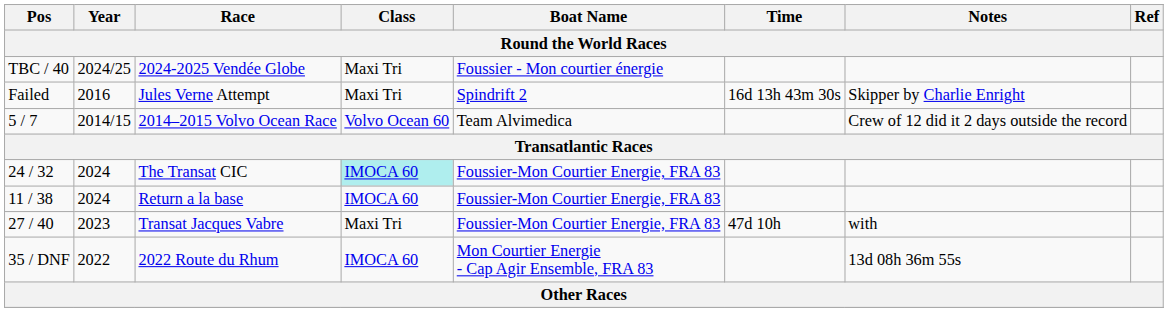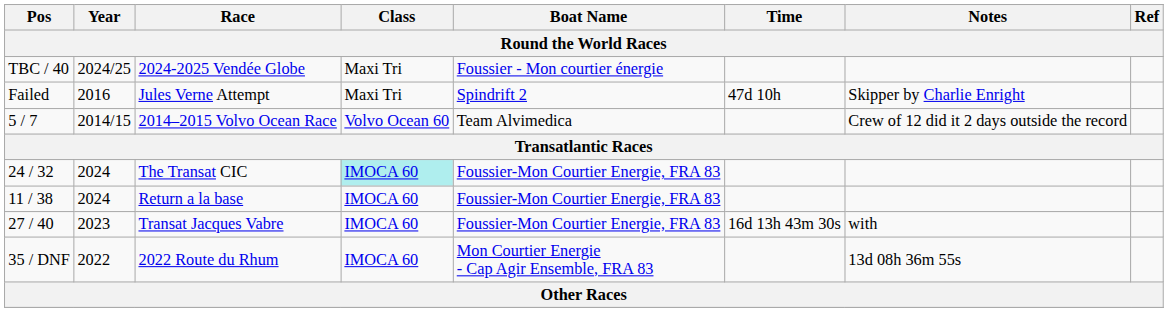(784, 95) 16d 13h 43m 30s -> (754, 95) 47d 10h
(373, 224) Maxi Tri -> (381, 224) IMOCA 60
(754, 224) 47d 10h -> (784, 224) 16d 13h 43m 30s
